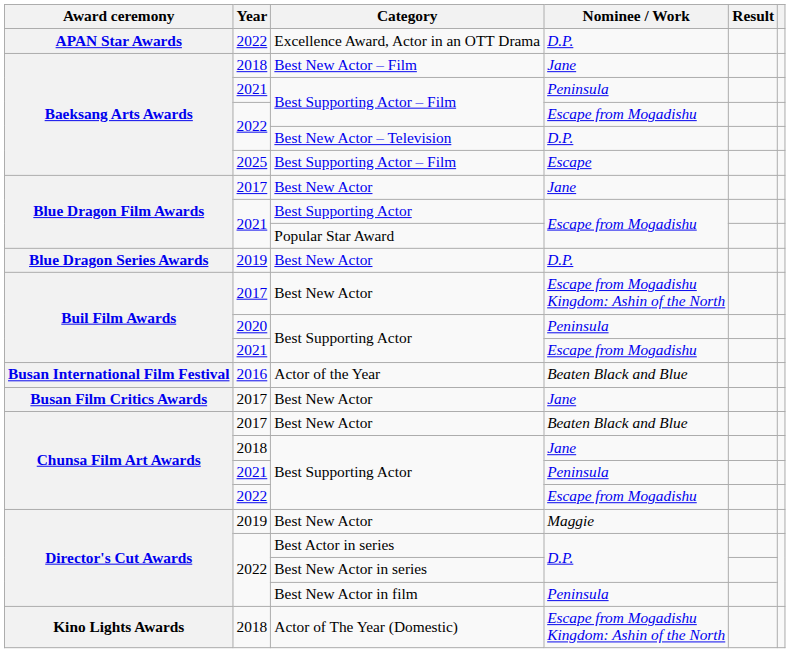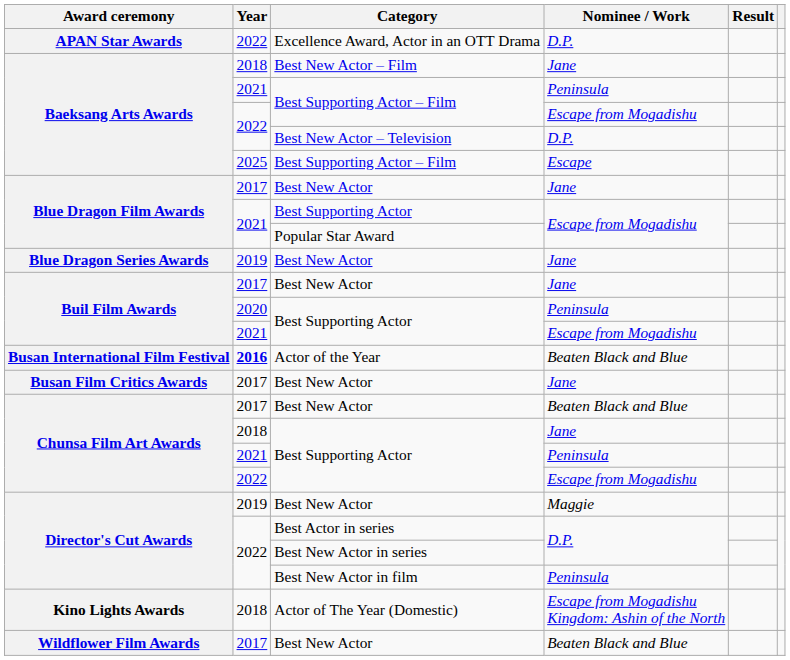(560, 260) D.P. -> (562, 260) Jane
(636, 293) Escape from Mogadishu Kingdom: Ashin of the North -> (562, 284) Jane
(252, 374) normal -> (252, 357) bold
+ row: (119, 642)
